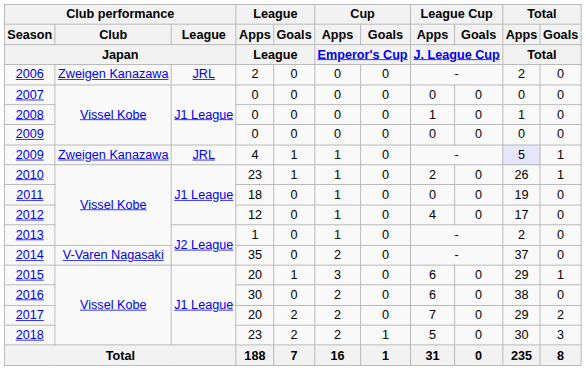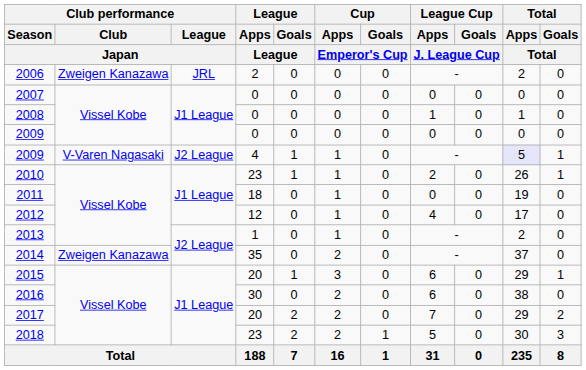(113, 154) Zweigen Kanazawa -> (113, 154) V-Varen Nagasaki
(204, 154) JRL -> (204, 154) J2 League
(113, 255) V-Varen Nagasaki -> (113, 255) Zweigen Kanazawa
